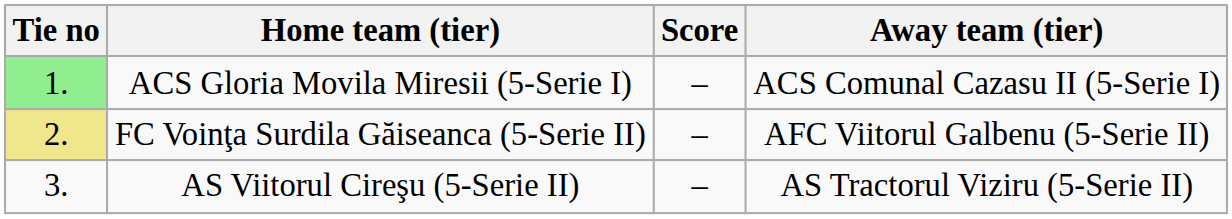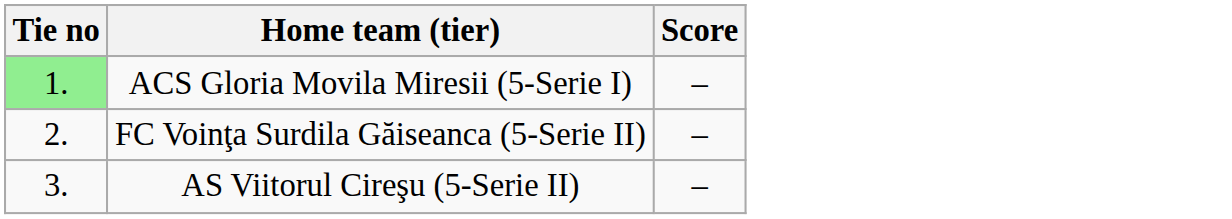- column: (987, 30)
(56, 133) khaki background -> (56, 133) no background
